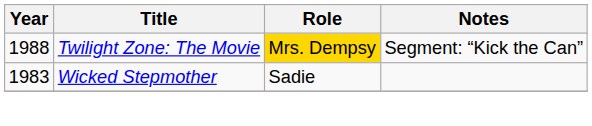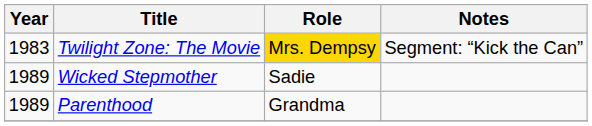(29, 47) 1988 -> (29, 47) 1983
(29, 76) 1983 -> (29, 76) 1989
+ row: (105, 105)
